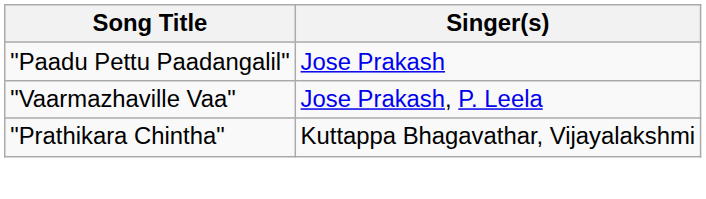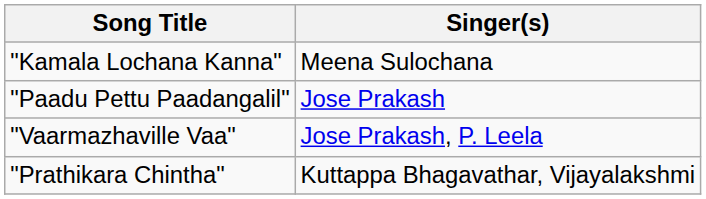+ row: (146, 61)
